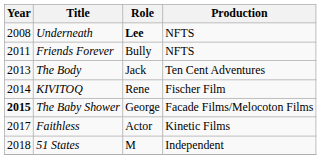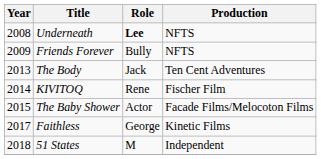(19, 51) 2011 -> (19, 51) 2009
(19, 107) bold -> (19, 107) normal
(143, 107) George -> (139, 107) Actor
(139, 126) Actor -> (143, 126) George
